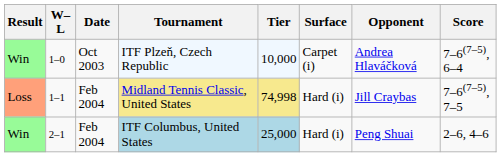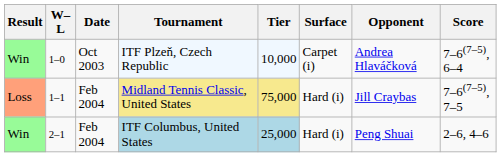(279, 97) 74,998 -> (279, 97) 75,000
